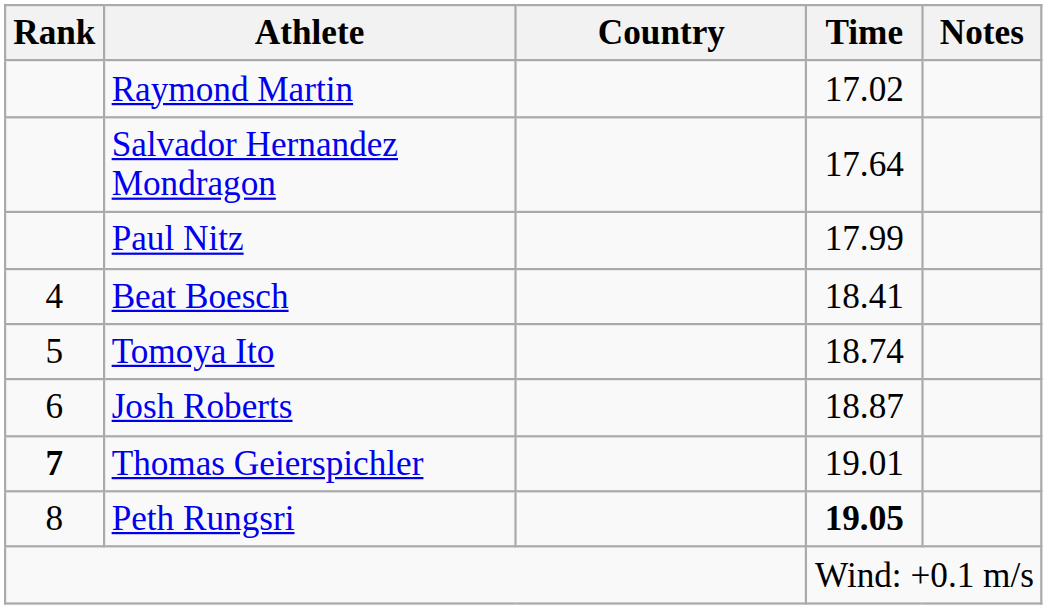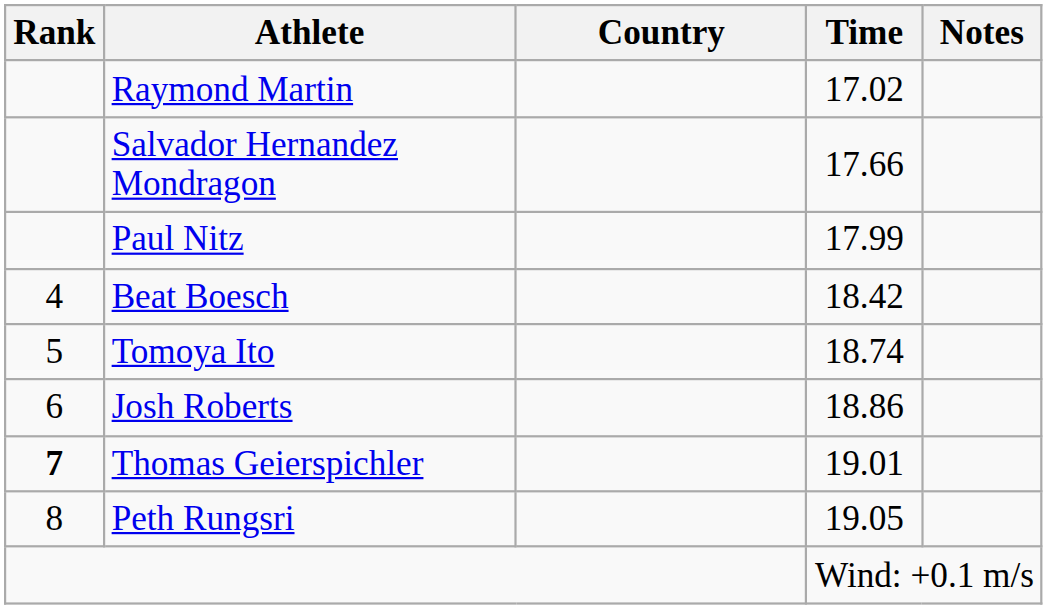(864, 163) 17.64 -> (864, 163) 17.66
(864, 295) 18.41 -> (864, 295) 18.42
(864, 406) 18.87 -> (864, 406) 18.86
(864, 518) bold -> (864, 518) normal
